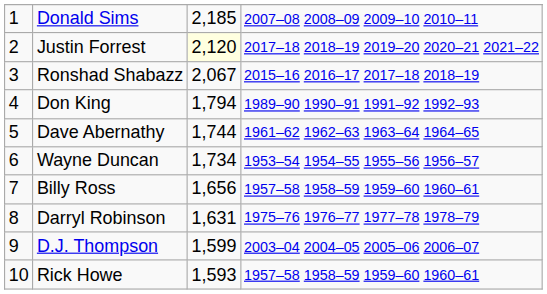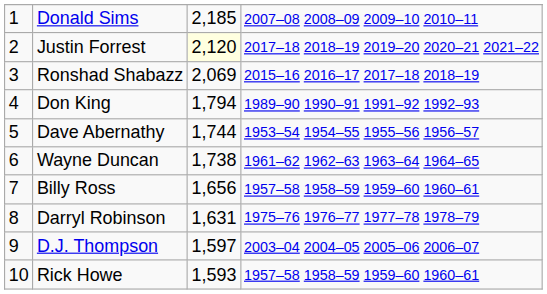(214, 75) 2,067 -> (214, 75) 2,069
(362, 132) 1961–62 1962–63 1963–64 1964–65 -> (362, 132) 1953–54 1954–55 1955–56 1956–57
(214, 160) 1,734 -> (214, 160) 1,738
(362, 161) 1953–54 1954–55 1955–56 1956–57 -> (362, 161) 1961–62 1962–63 1963–64 1964–65
(214, 246) 1,599 -> (214, 246) 1,597
